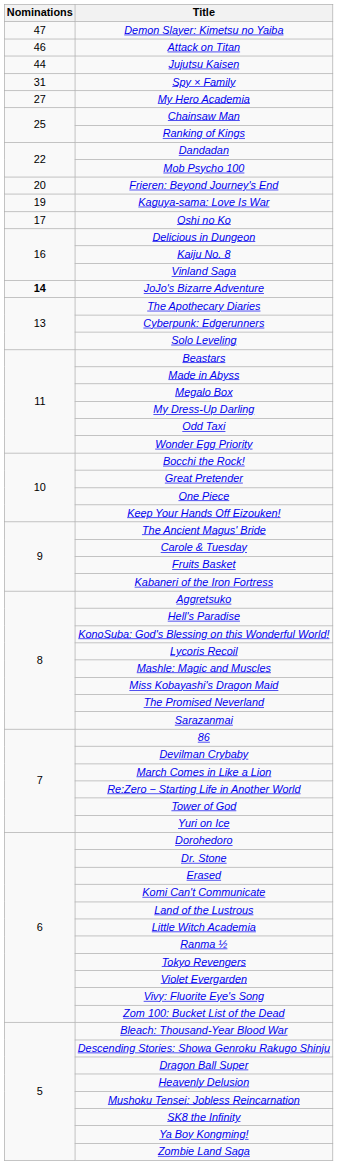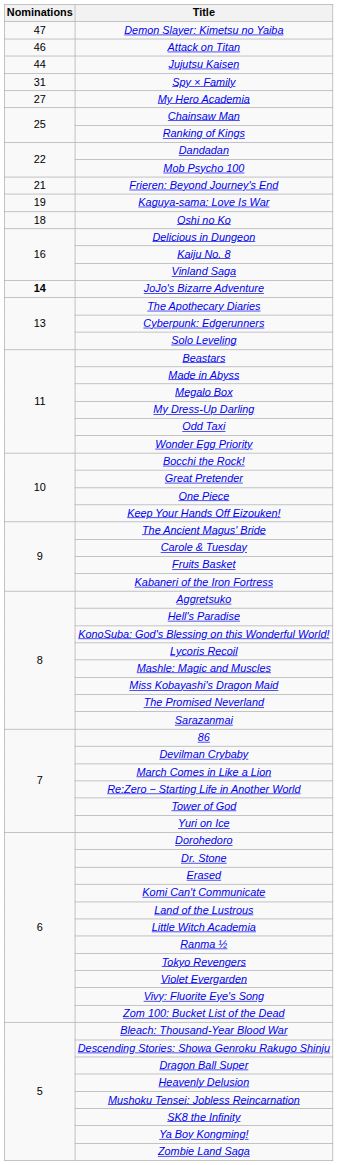(40, 185) 20 -> (40, 185) 21
(40, 220) 17 -> (40, 220) 18
